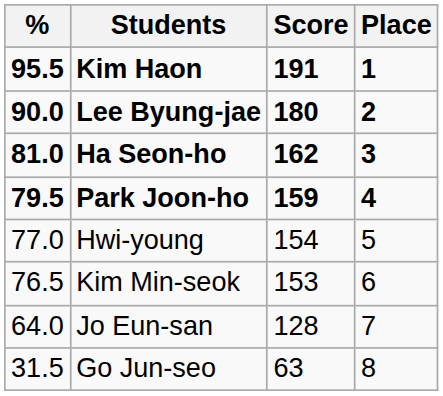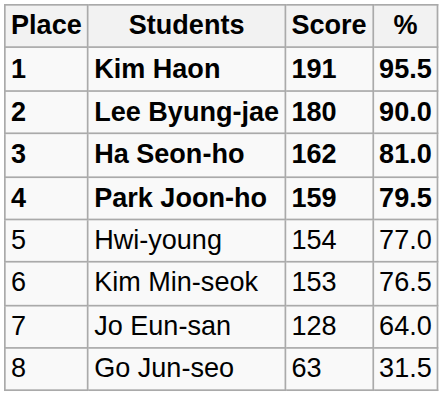columns swapped: (396, 25) <-> (37, 25)
